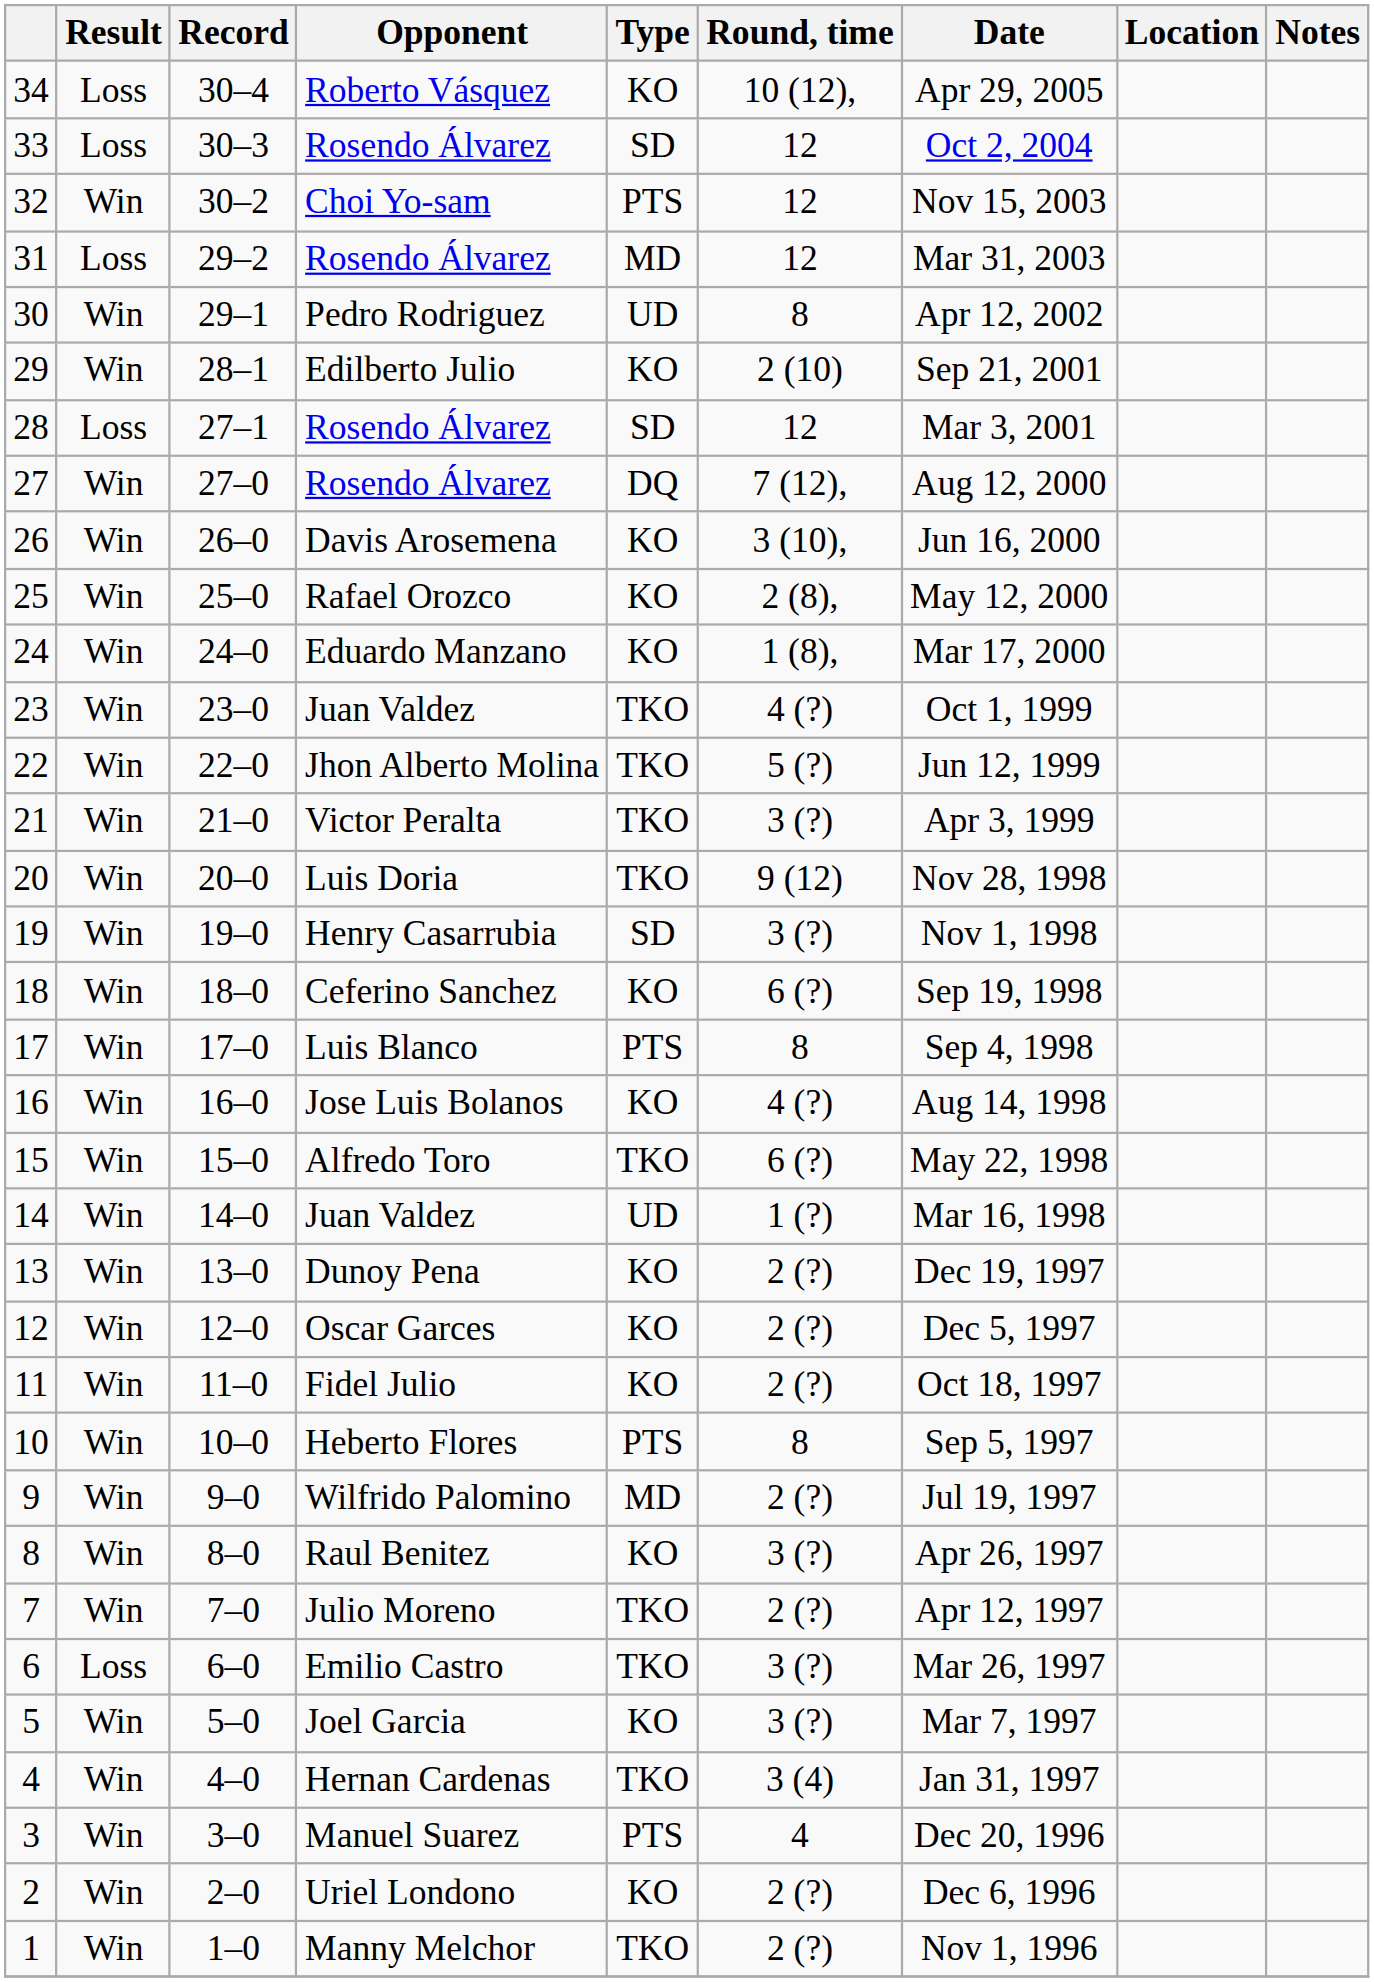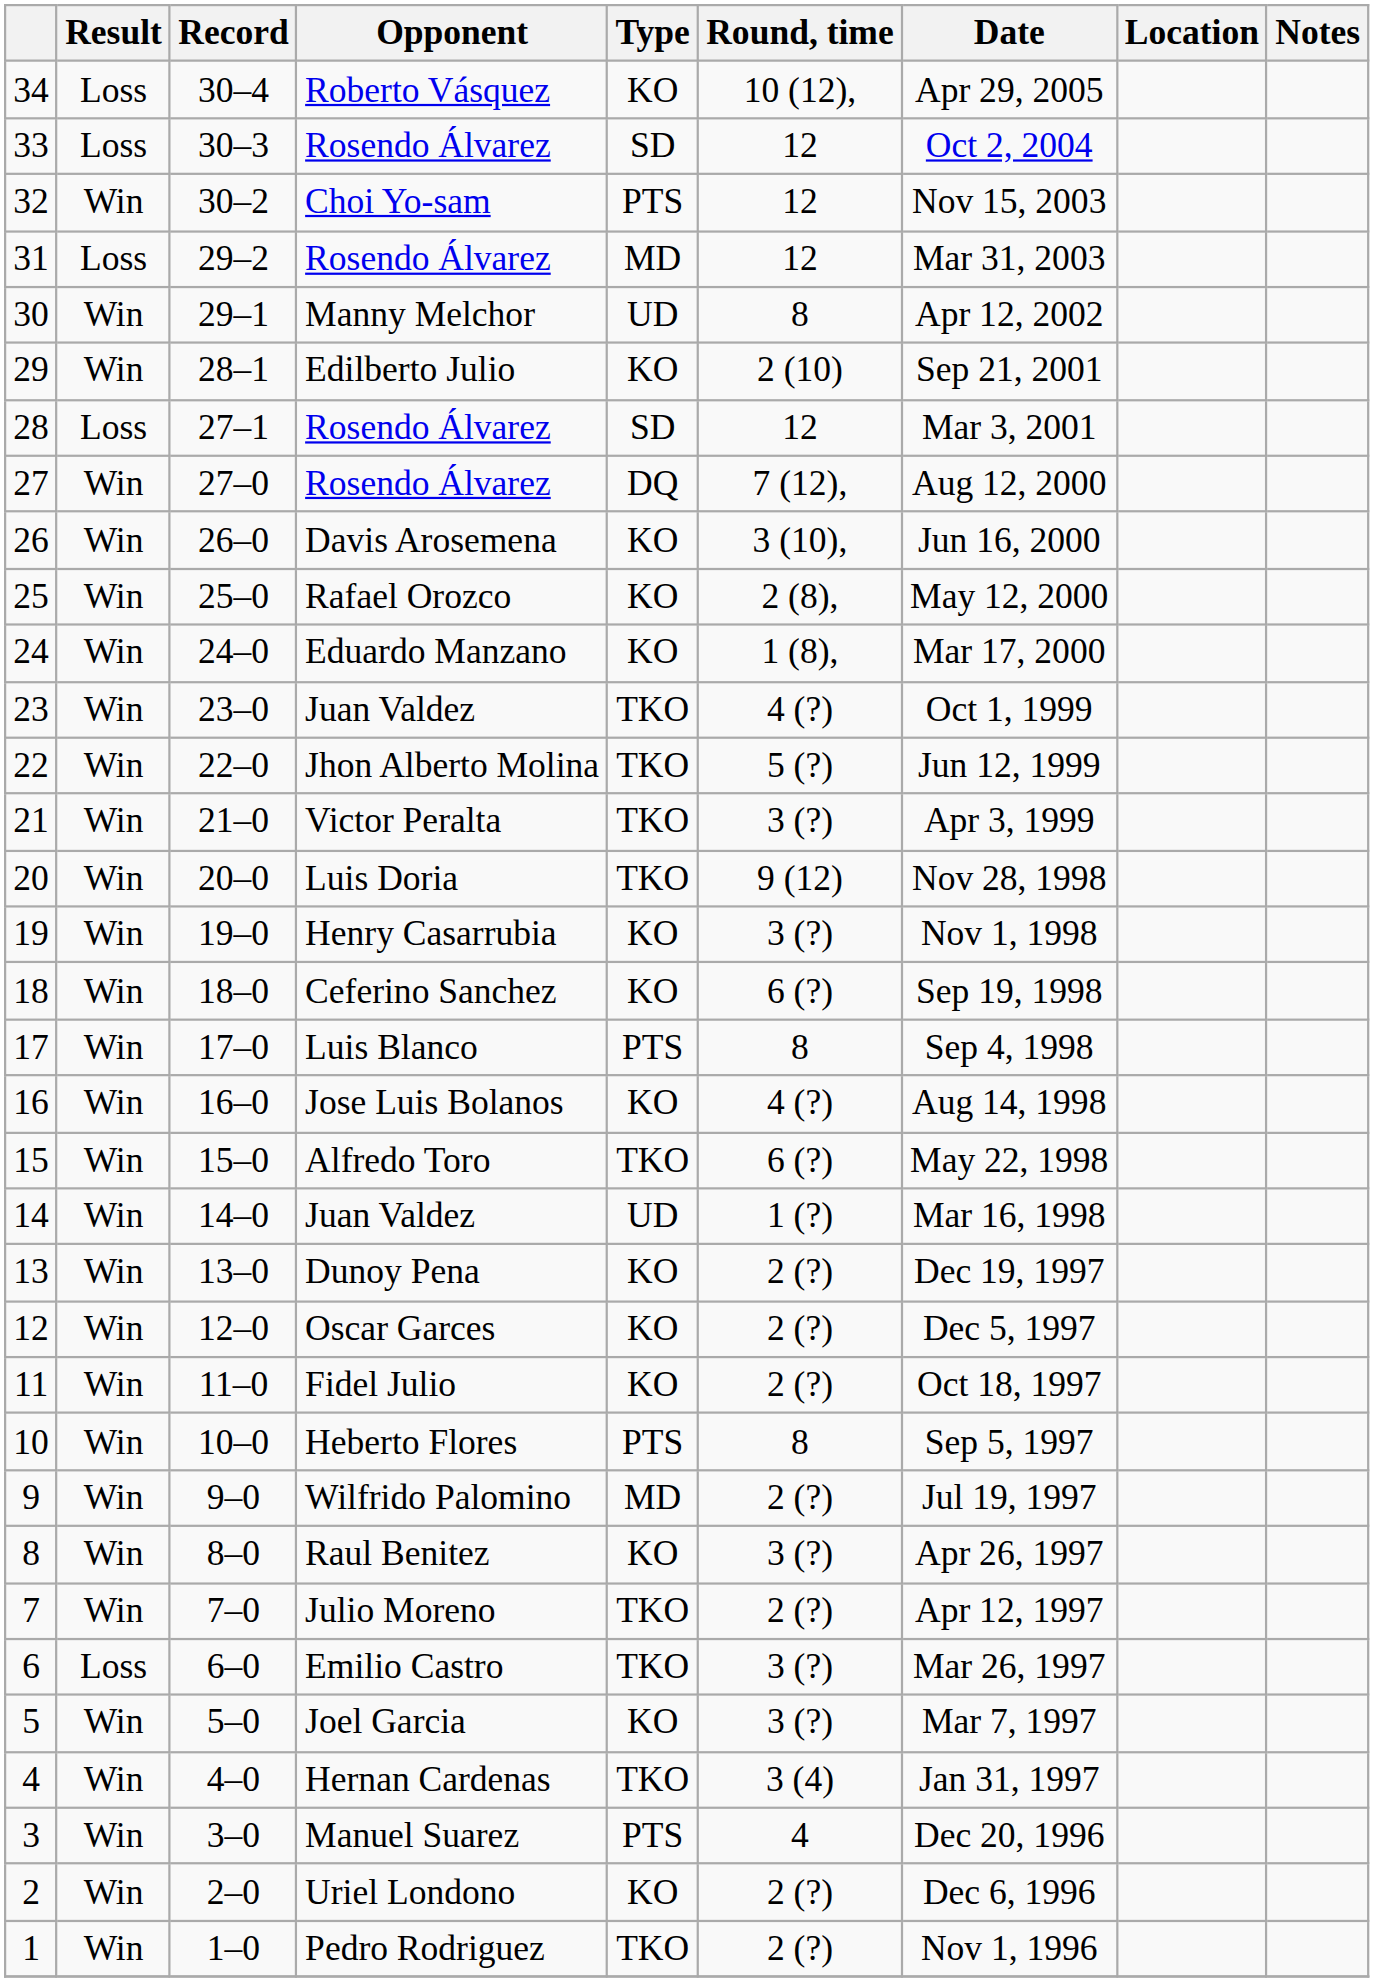(425, 314) Pedro Rodriguez -> (420, 314) Manny Melchor
(653, 933) SD -> (653, 933) KO
(420, 1947) Manny Melchor -> (425, 1947) Pedro Rodriguez
